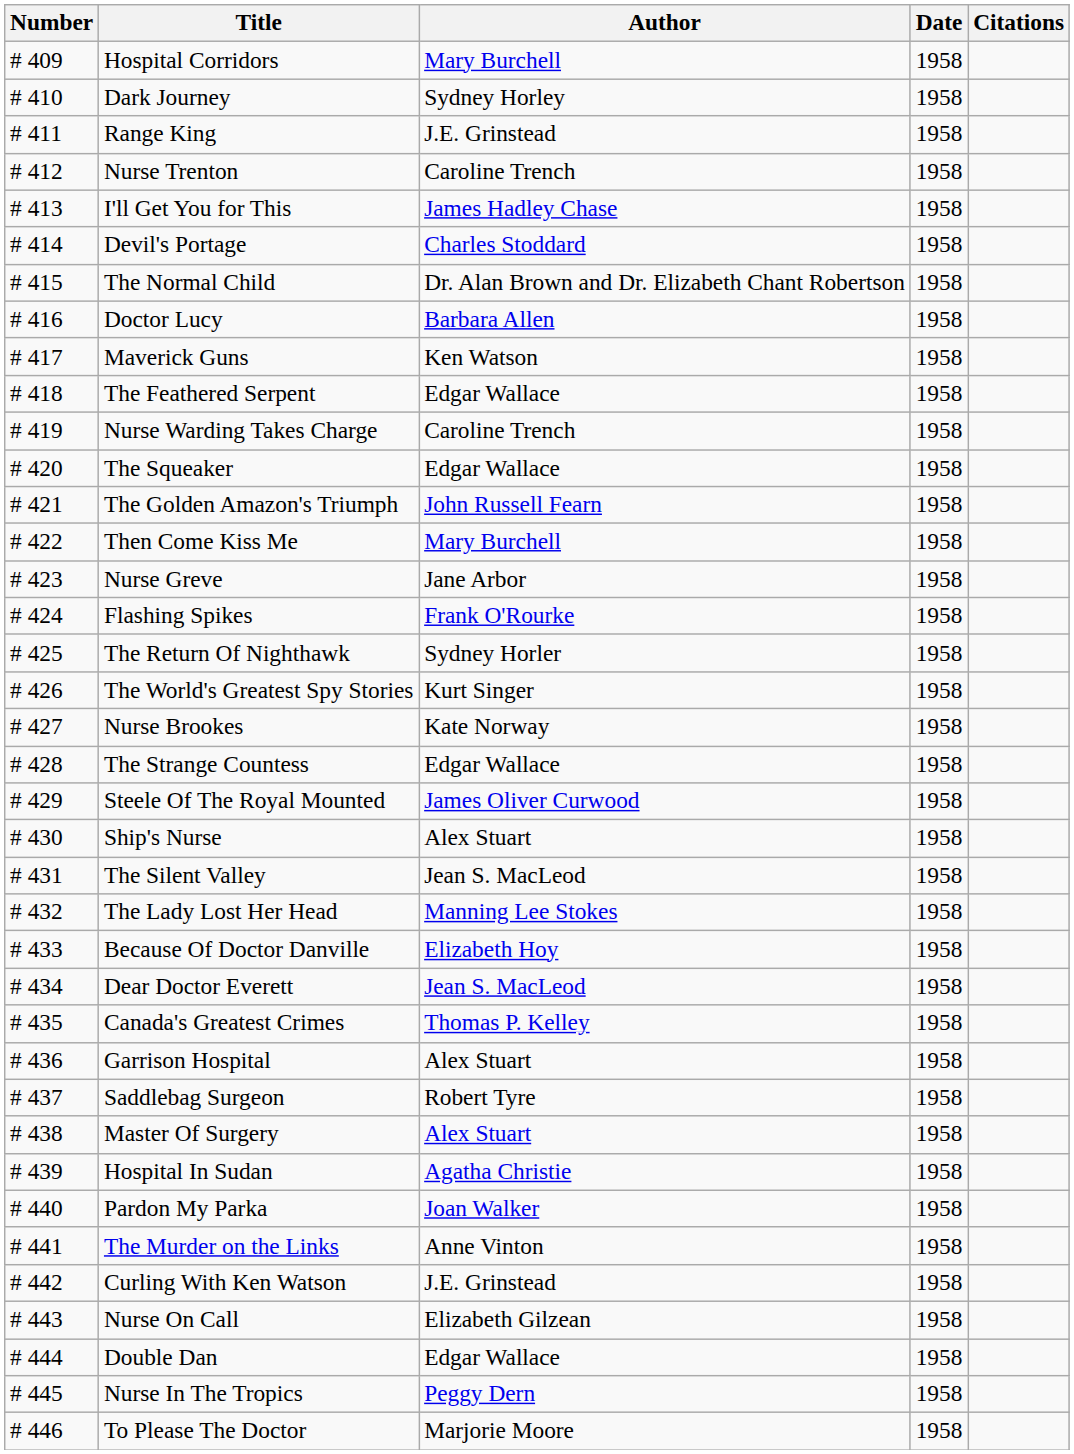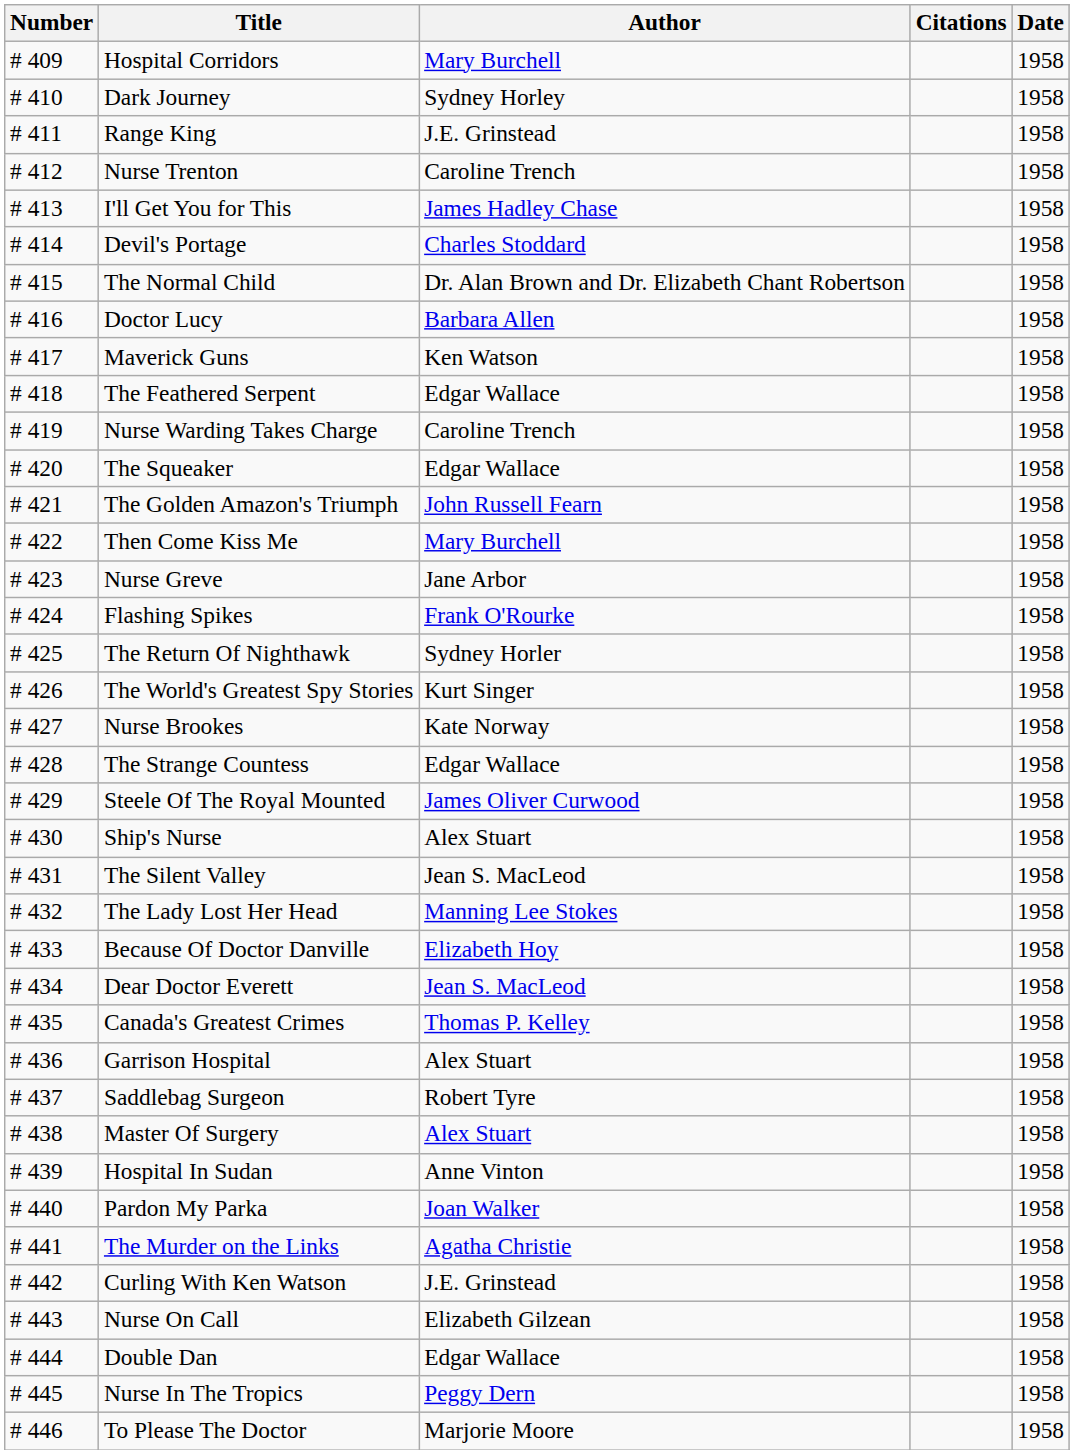columns swapped: (939, 23) <-> (1019, 23)
(498, 1171) Agatha Christie -> (484, 1171) Anne Vinton
(484, 1245) Anne Vinton -> (498, 1245) Agatha Christie
